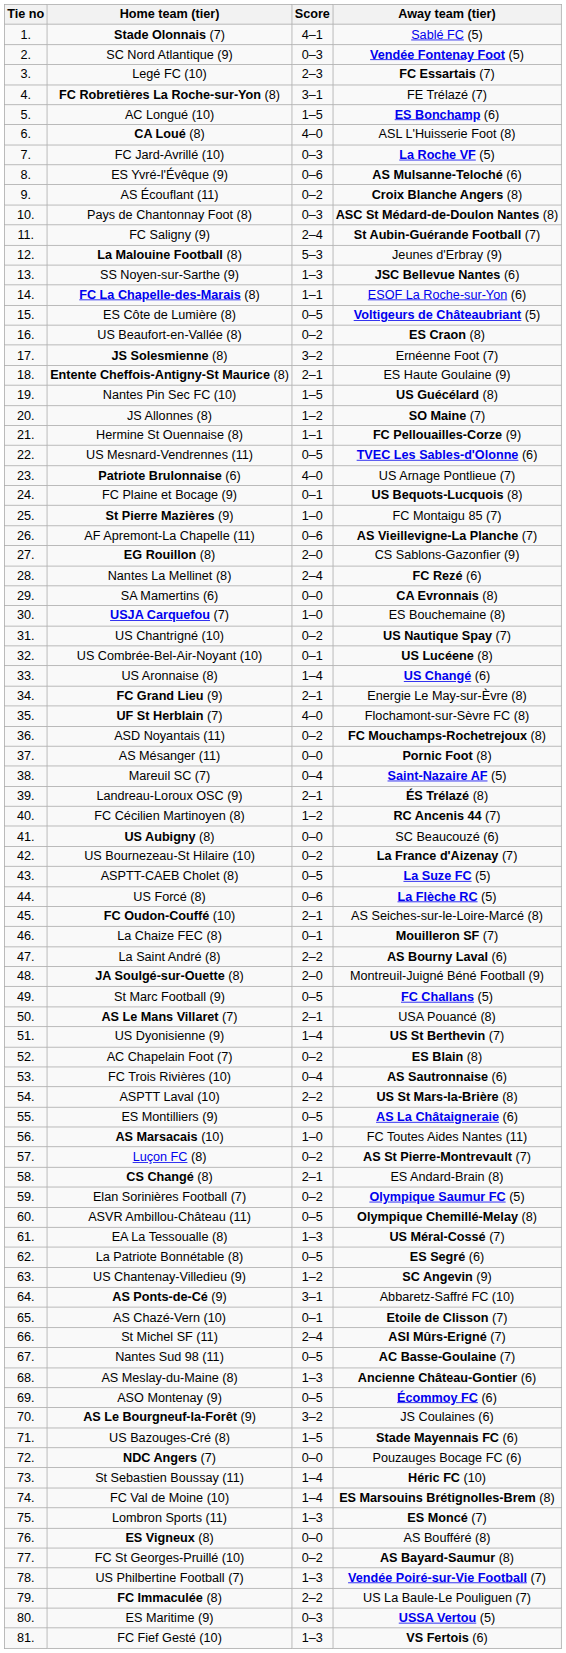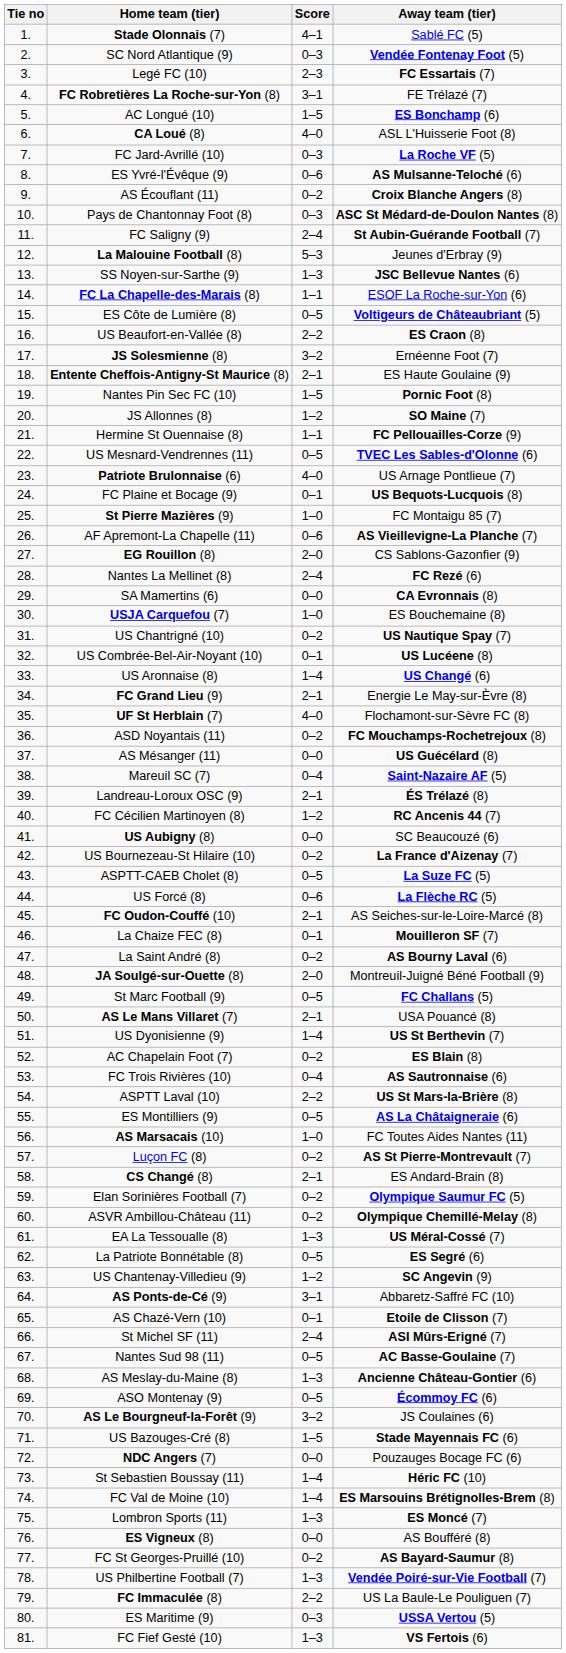(312, 335) 0–2 -> (312, 335) 2–2
(447, 395) US Guécélard (8) -> (447, 395) Pornic Foot (8)
(447, 756) Pornic Foot (8) -> (447, 756) US Guécélard (8)
(312, 956) 2–2 -> (312, 956) 0–2
(312, 1217) 0–5 -> (312, 1217) 0–2
